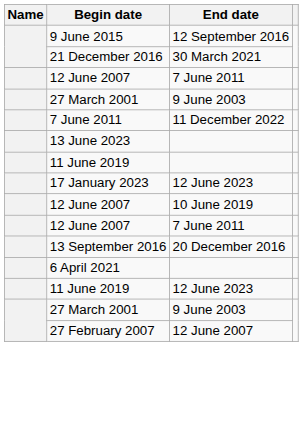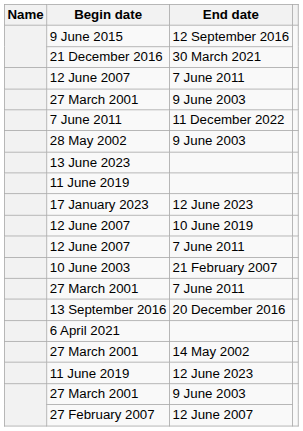+ row: (88, 141)
+ row: (90, 267)
+ row: (94, 288)
+ row: (94, 352)
